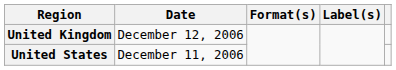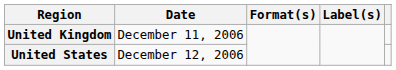(181, 35) December 12, 2006 -> (181, 35) December 11, 2006
(181, 55) December 11, 2006 -> (181, 55) December 12, 2006
